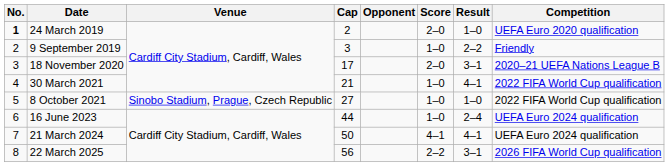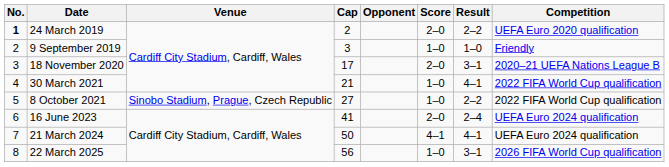(473, 30) 1–0 -> (473, 30) 2–2
(473, 48) 2–2 -> (473, 48) 1–0
(473, 100) 1–0 -> (473, 100) 2–2
(347, 118) 44 -> (347, 118) 41
(435, 118) 1–0 -> (435, 118) 2–0
(435, 153) 2–2 -> (435, 153) 1–0
